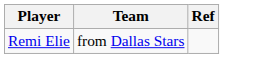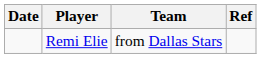+ column: (23, 16)
